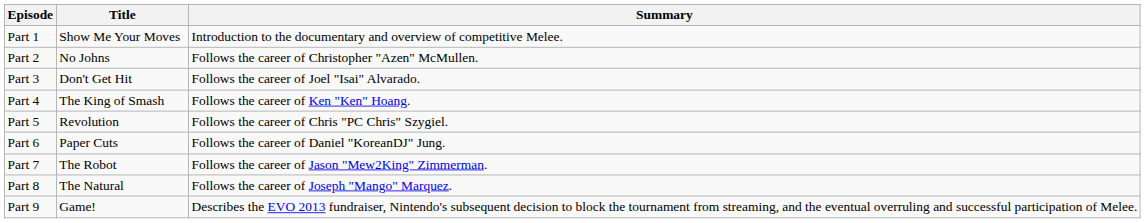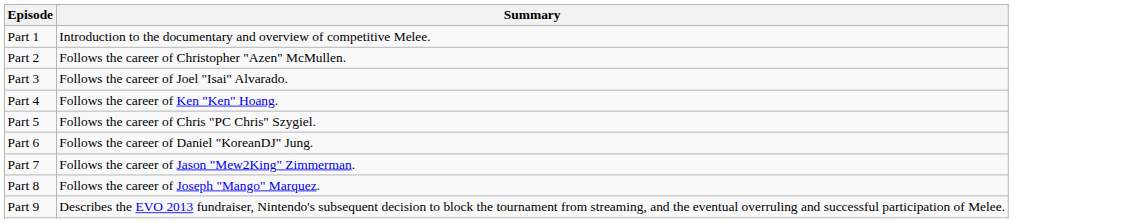- column: (122, 15)
